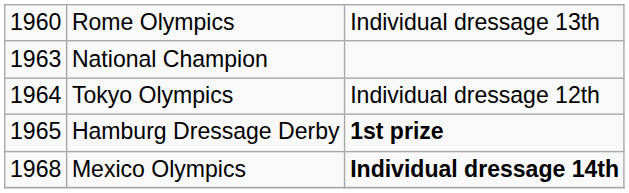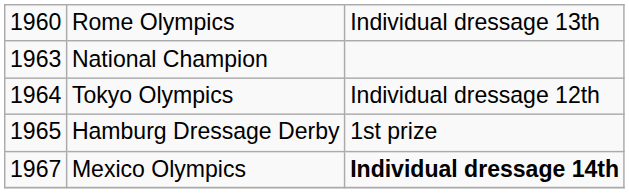(397, 132) bold -> (394, 132) normal
(36, 168) 1968 -> (36, 168) 1967
